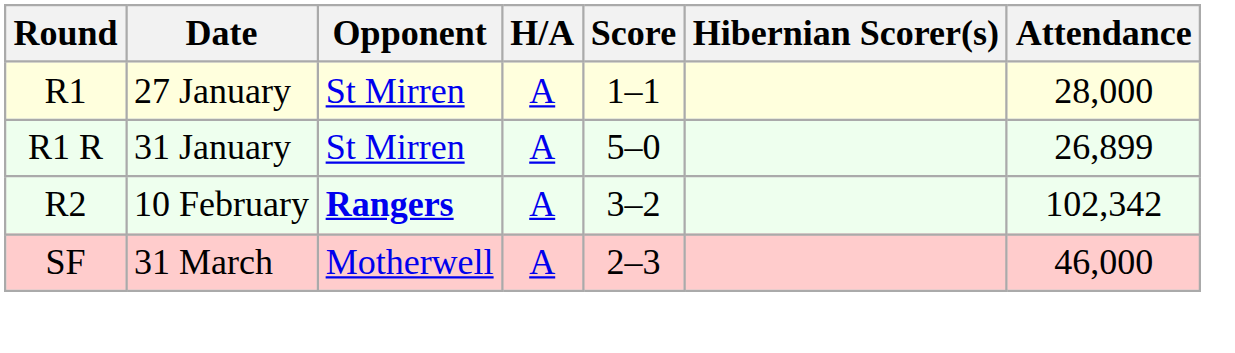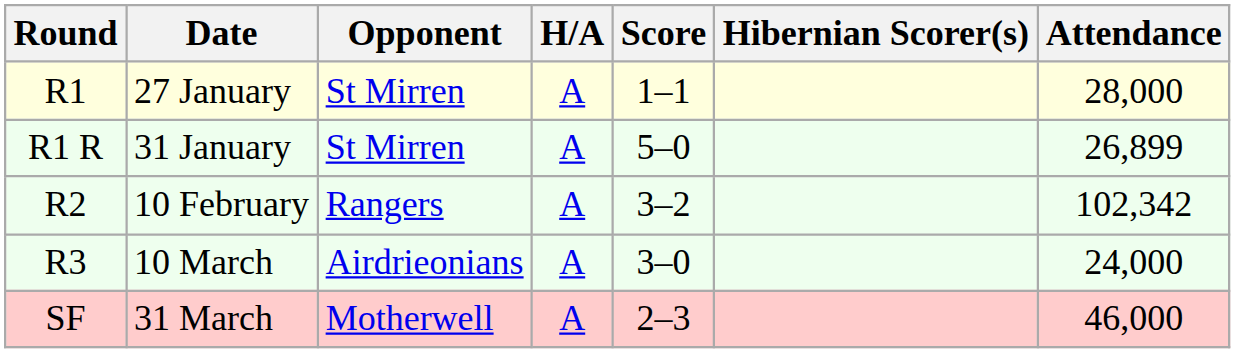(390, 204) bold -> (385, 204) normal
+ row: (204, 261)
